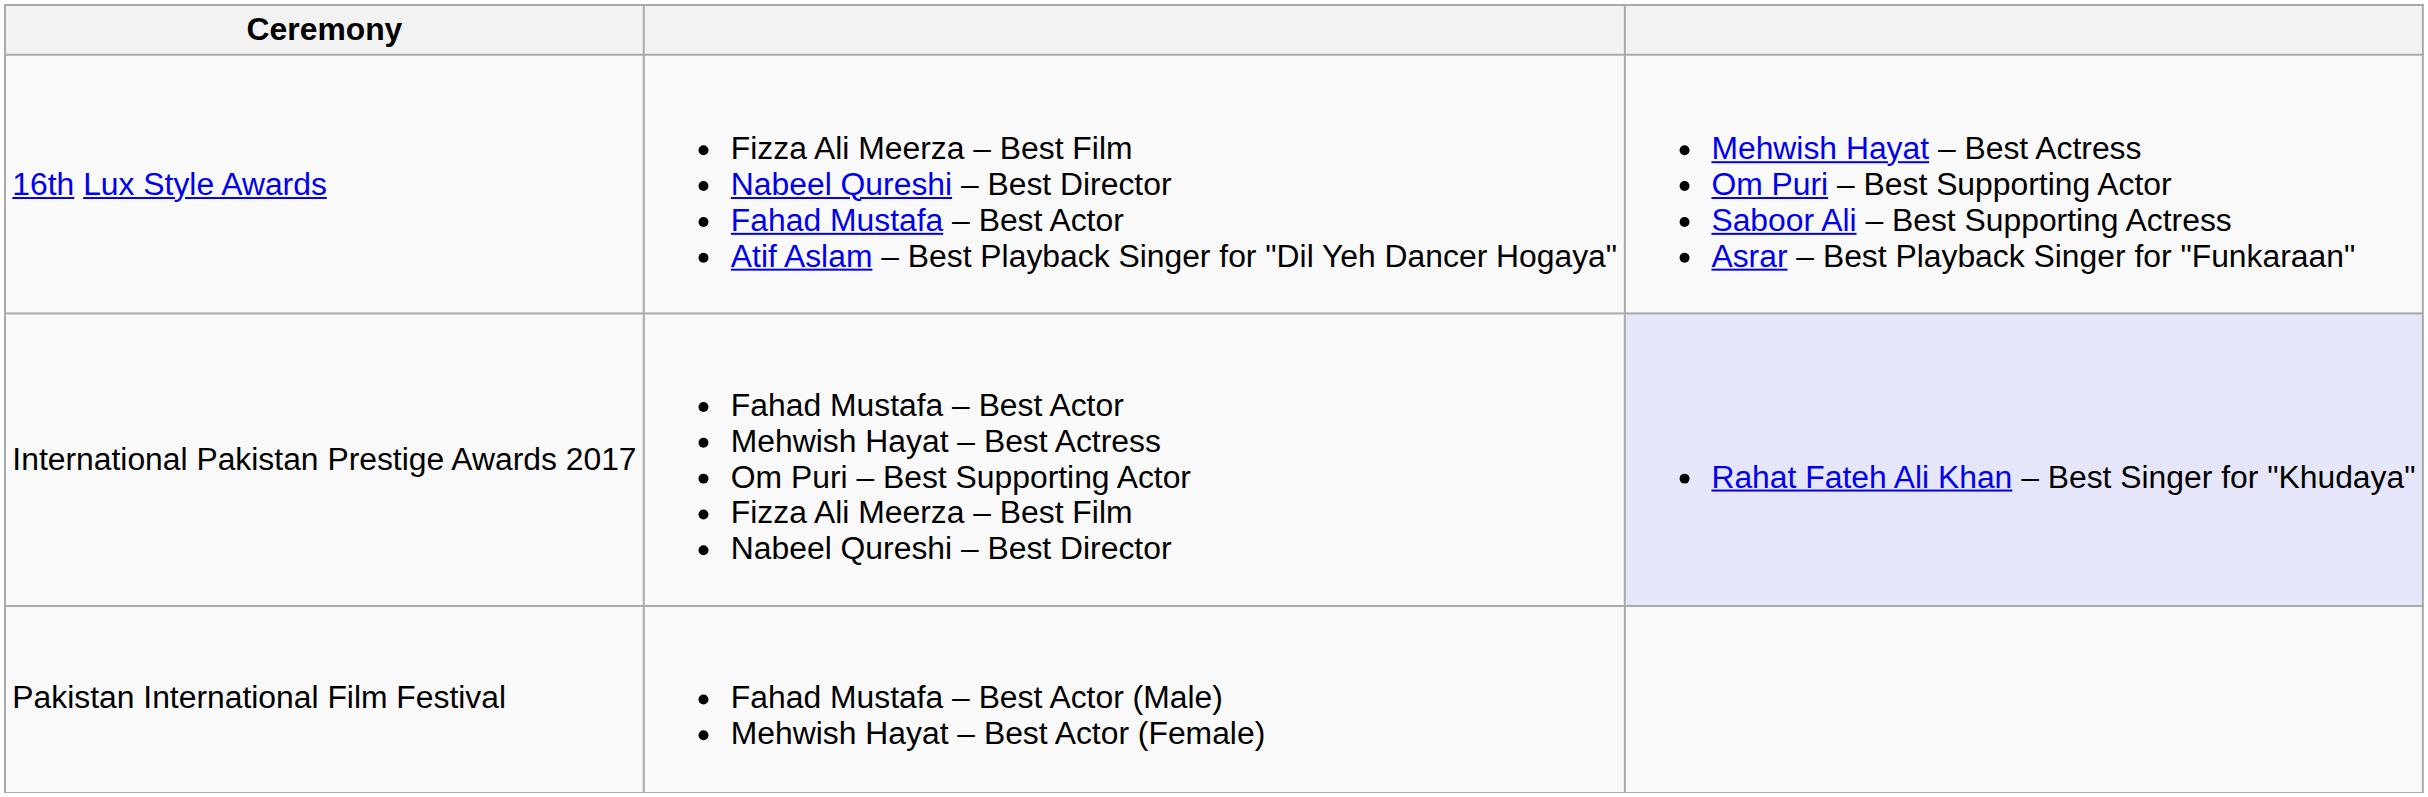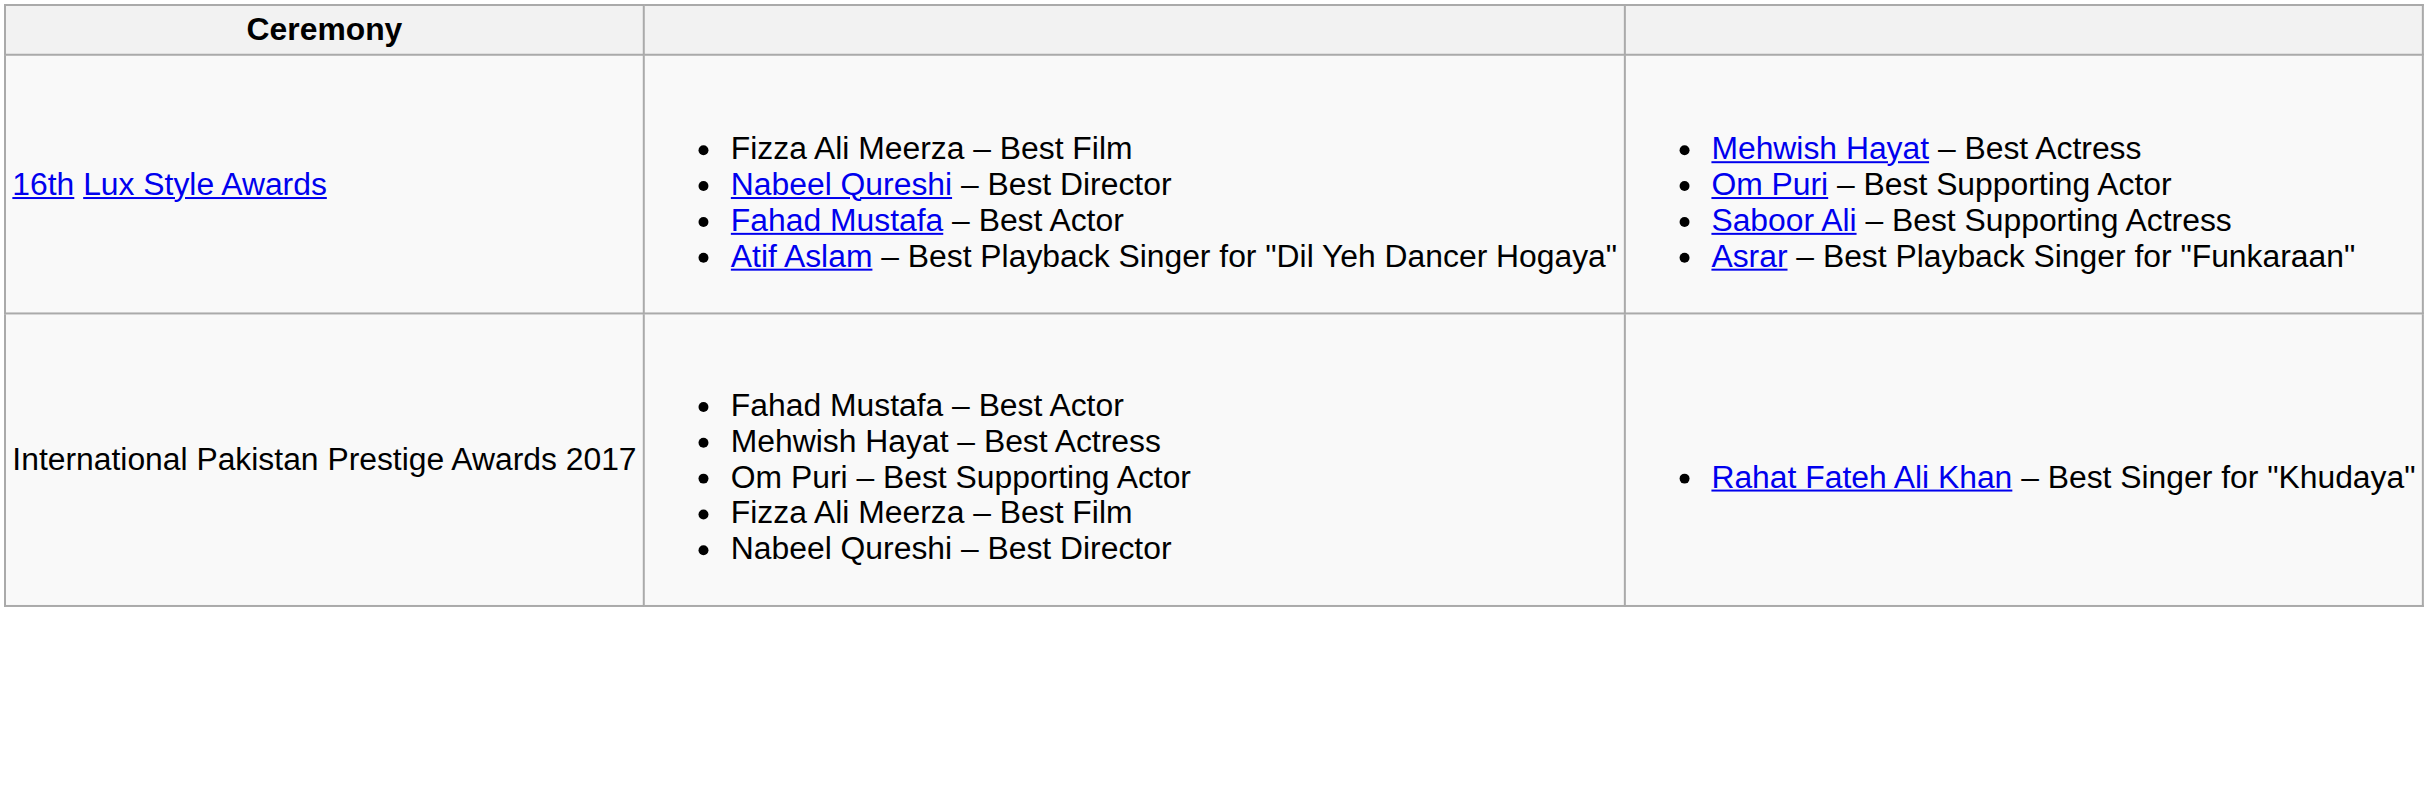(2024, 477) lavender background -> (2024, 477) no background
- row: (259, 698)
